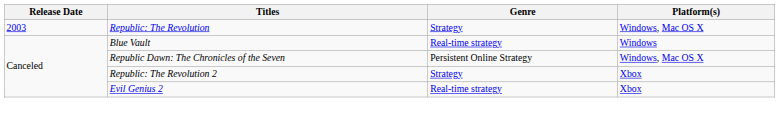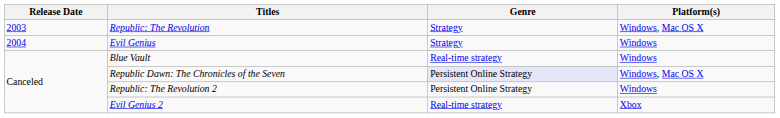+ row: (133, 43)
(481, 58) no background -> (481, 74) lavender background
(446, 74) Strategy -> (481, 89) Persistent Online Strategy
(631, 74) Xbox -> (638, 89) Windows
